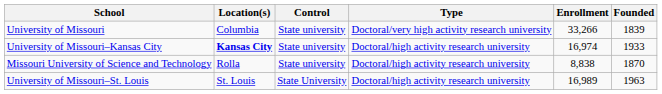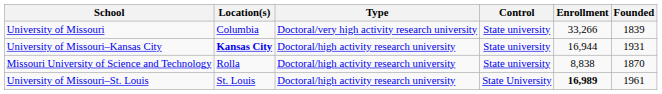columns swapped: (312, 13) <-> (451, 13)
(583, 47) 16,974 -> (583, 47) 16,944
(634, 47) 1933 -> (634, 47) 1931
(583, 81) normal -> (583, 81) bold
(634, 81) 1963 -> (634, 81) 1961
